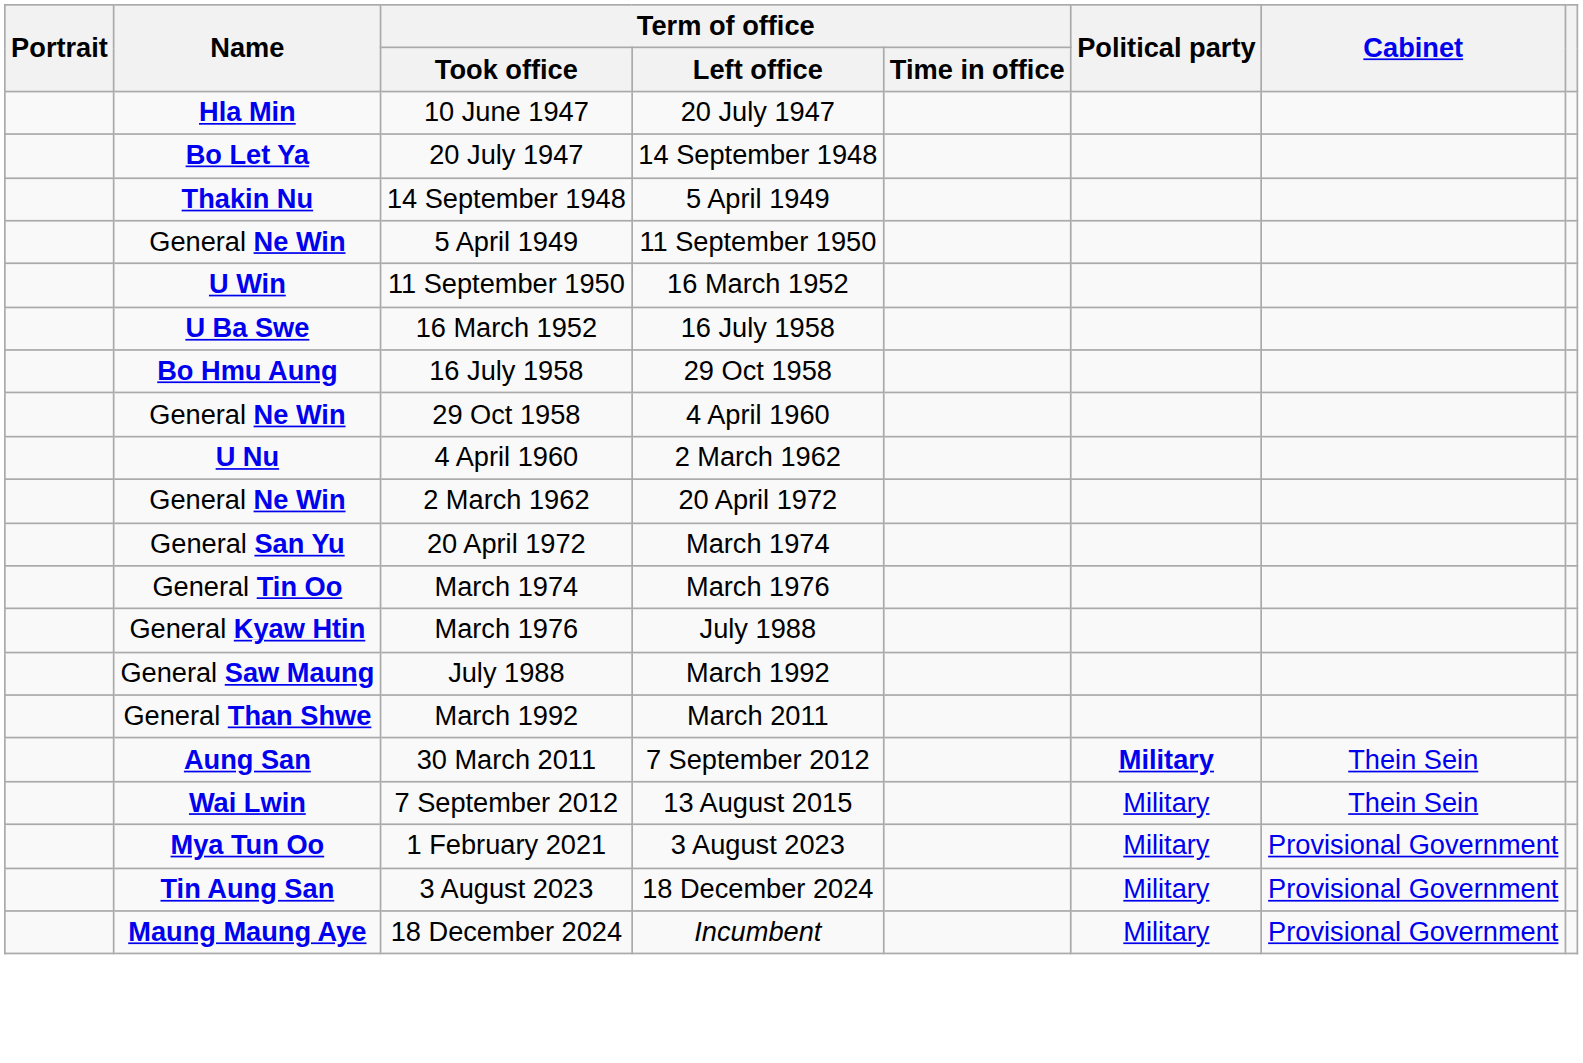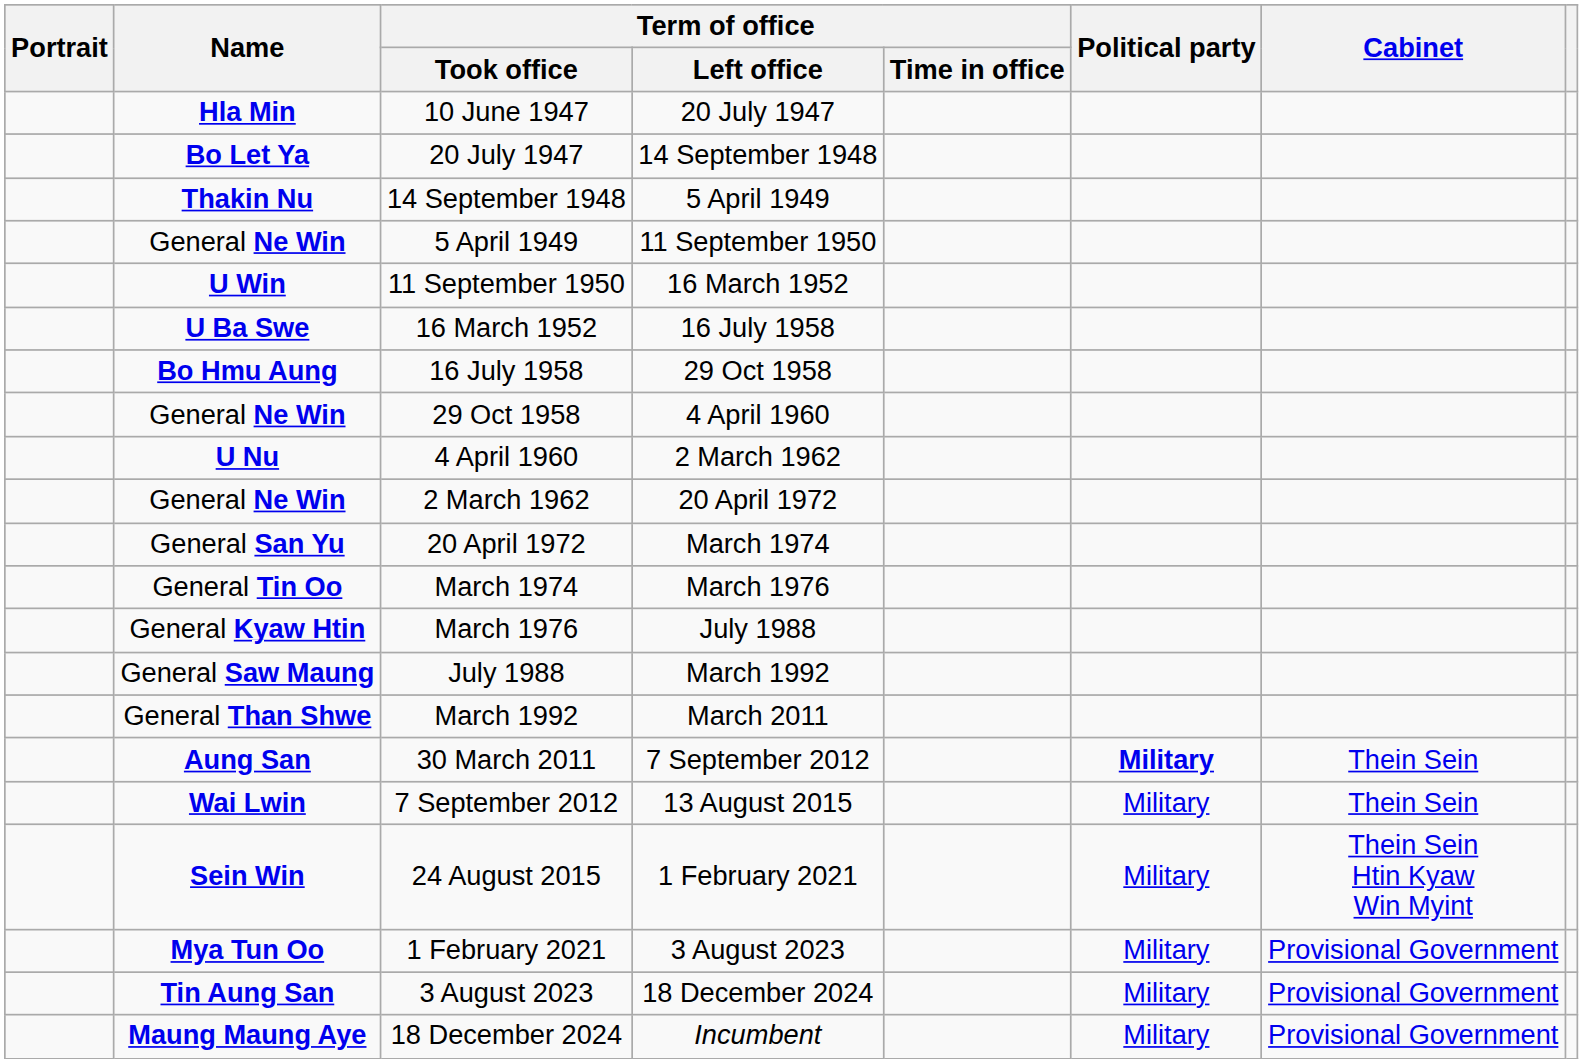+ row: (506, 876)
